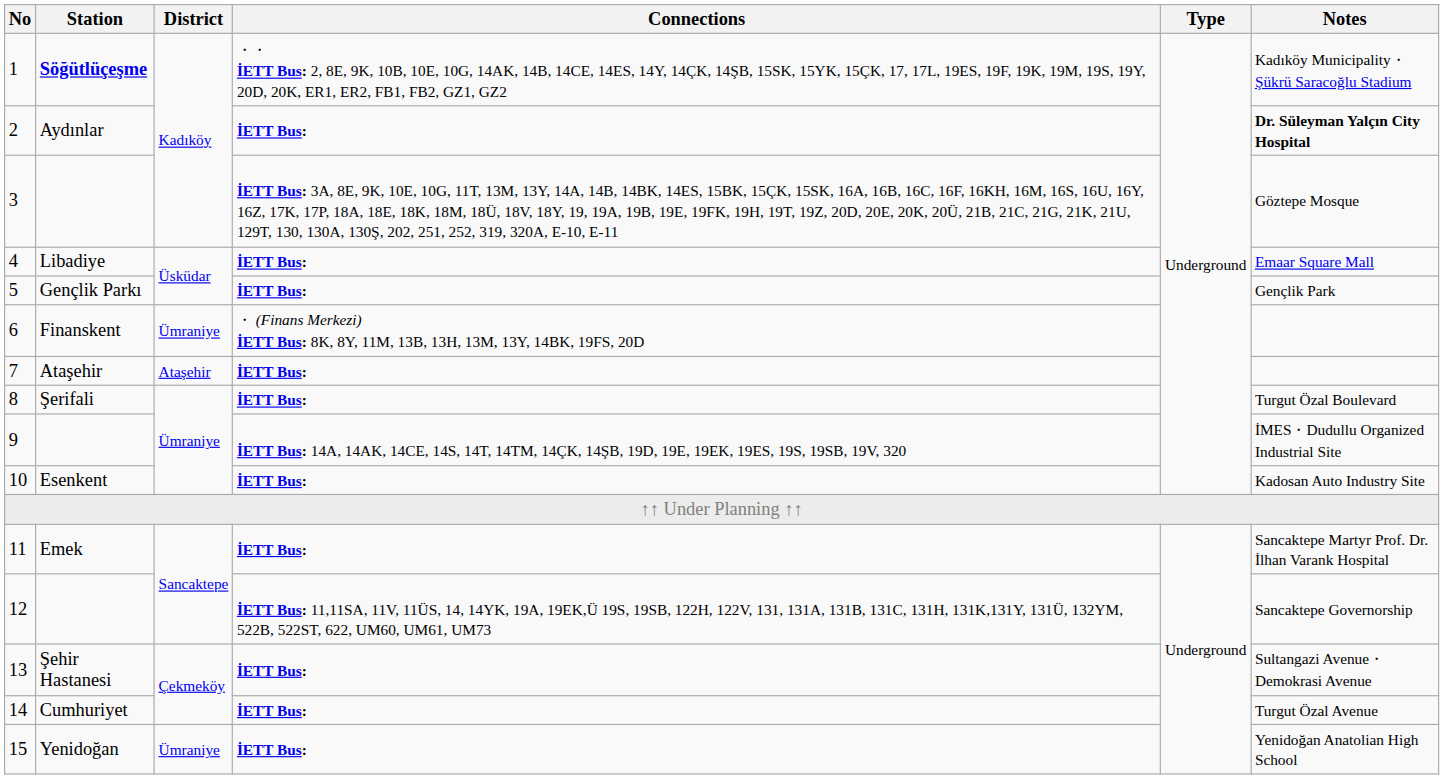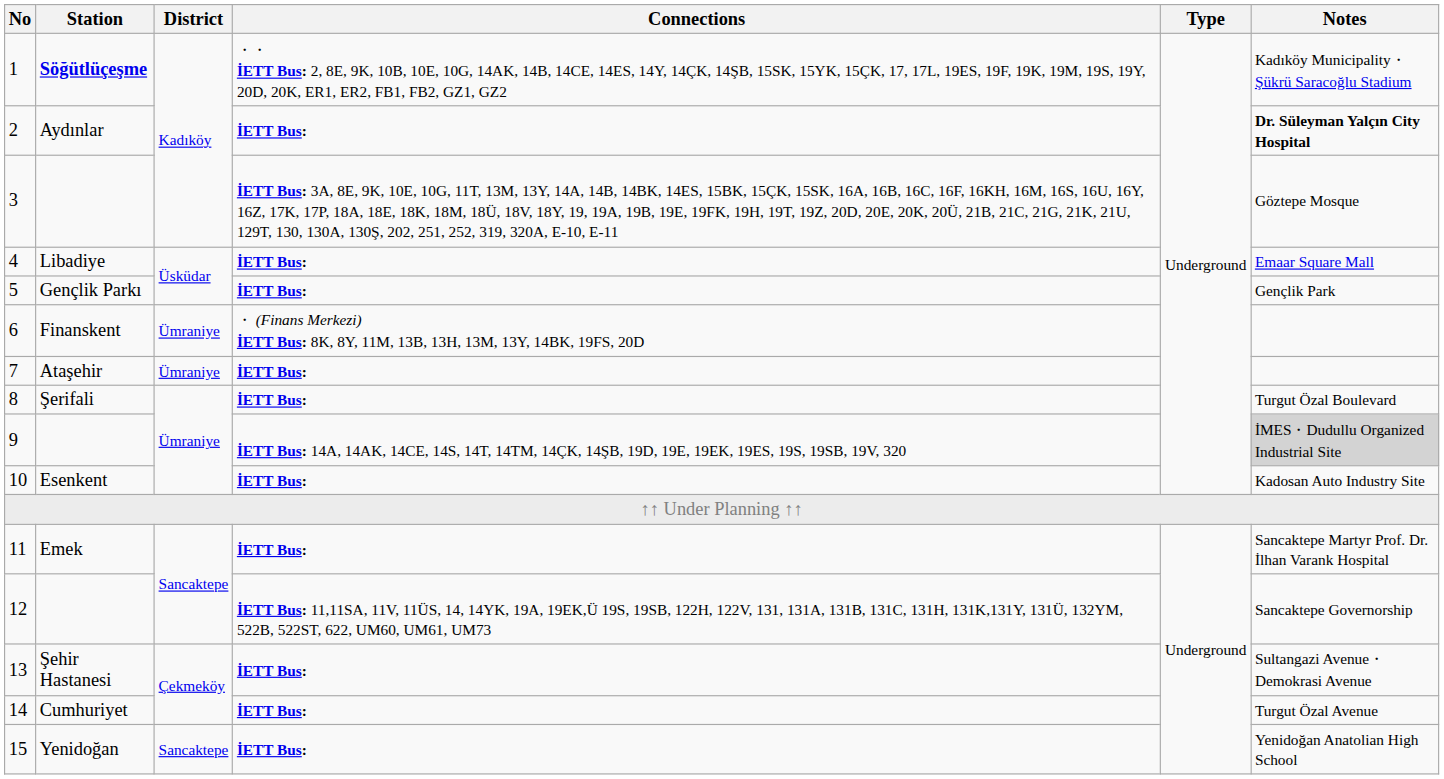(185, 371) Ataşehir -> (189, 371) Ümraniye
(1339, 440) no background -> (1339, 440) lightgrey background
(189, 750) Ümraniye -> (193, 750) Sancaktepe
